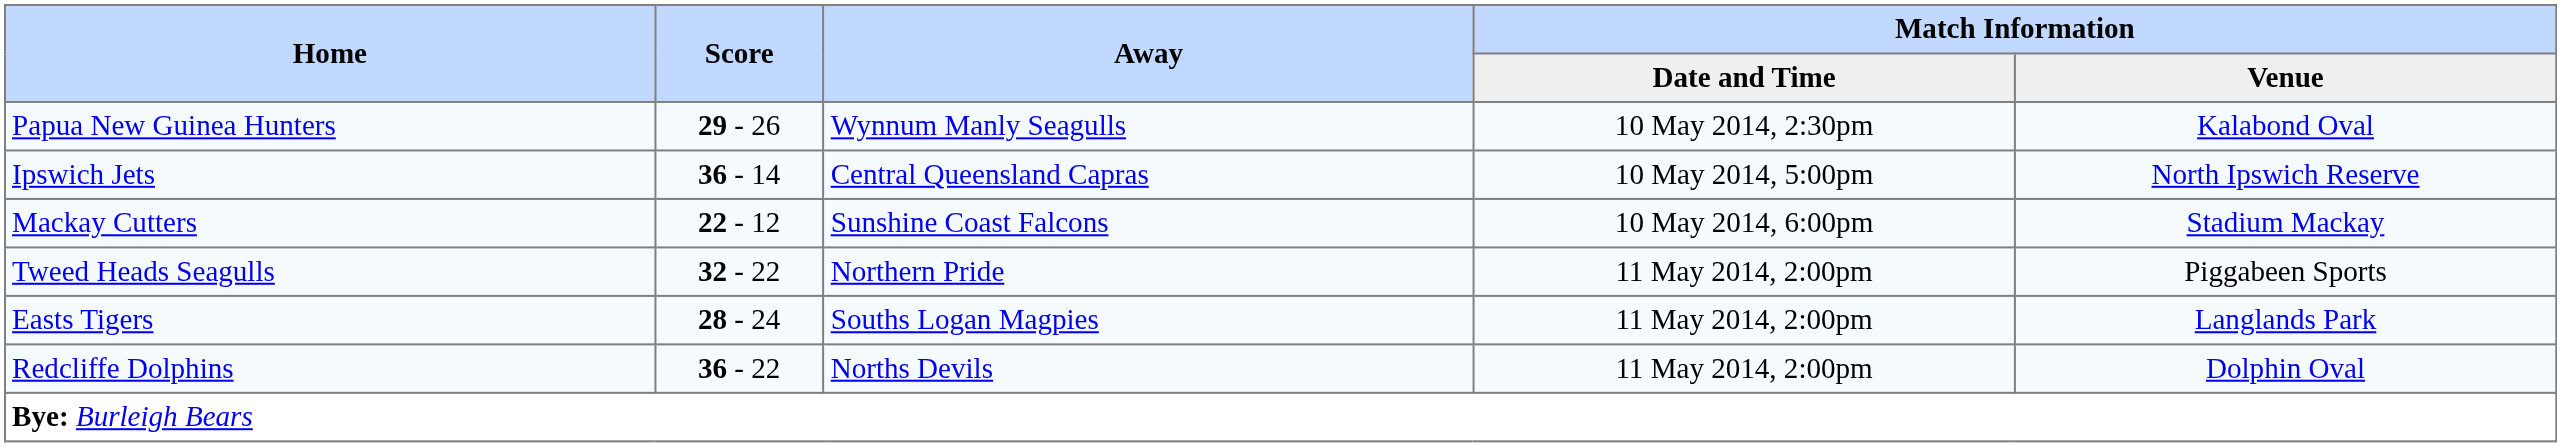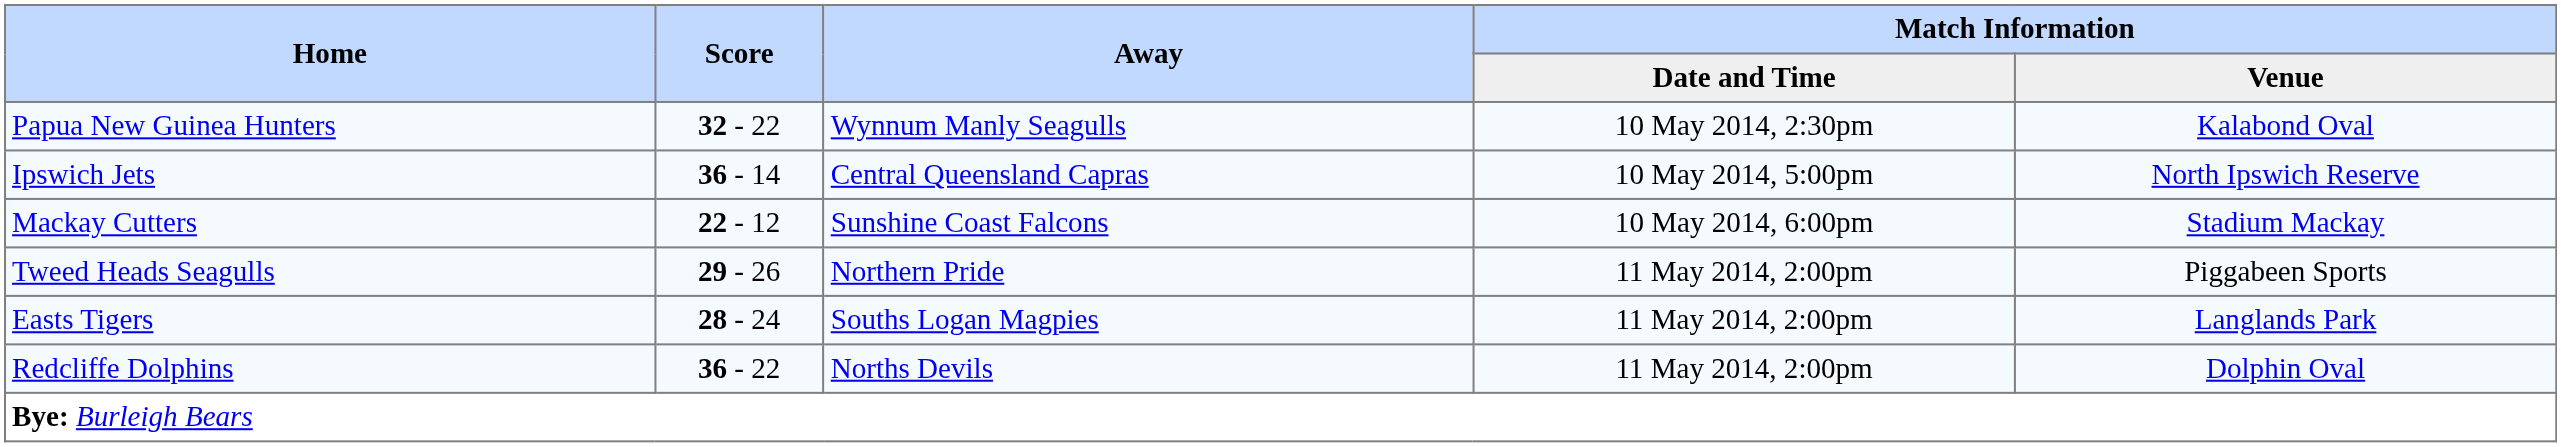(739, 125) 29 - 26 -> (739, 125) 32 - 22
(739, 271) 32 - 22 -> (739, 271) 29 - 26
